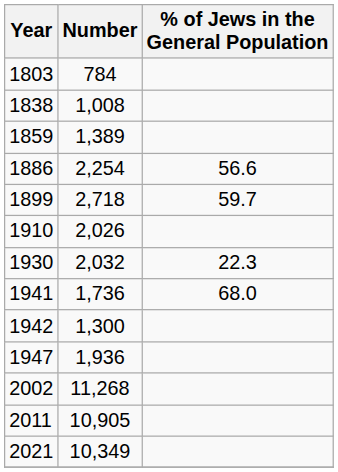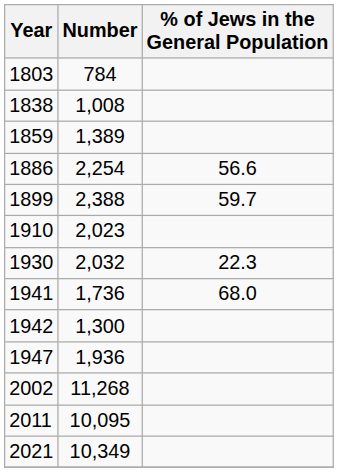(100, 199) 2,718 -> (100, 199) 2,388
(100, 231) 2,026 -> (100, 231) 2,023
(100, 420) 10,905 -> (100, 420) 10,095
